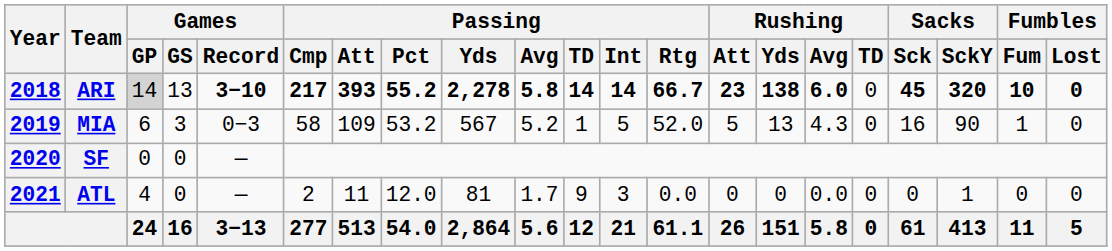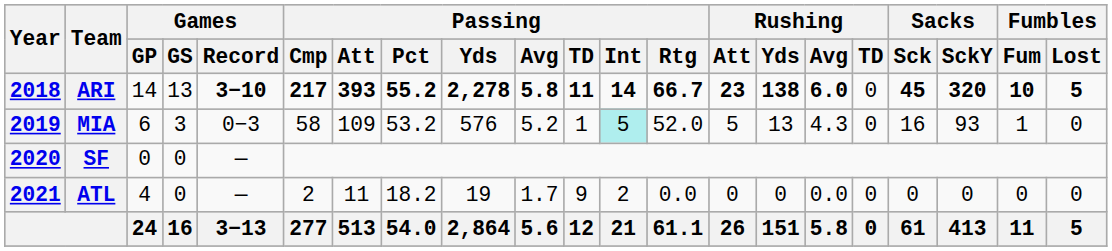(145, 91) lightgrey background -> (145, 91) no background
(581, 91) 14 -> (581, 91) 11
(1076, 91) 0 -> (1076, 91) 5
(478, 126) 567 -> (478, 126) 576
(623, 126) no background -> (623, 126) paleturquoise background
(967, 126) 90 -> (967, 126) 93
(411, 195) 12.0 -> (411, 195) 18.2
(478, 195) 81 -> (478, 195) 19
(623, 195) 3 -> (623, 195) 2
(967, 195) 1 -> (967, 195) 0
